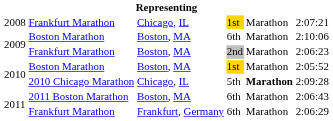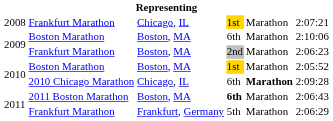(234, 82) 5th -> (234, 82) 6th
(234, 97) normal -> (234, 97) bold
(234, 112) 6th -> (234, 112) 5th
